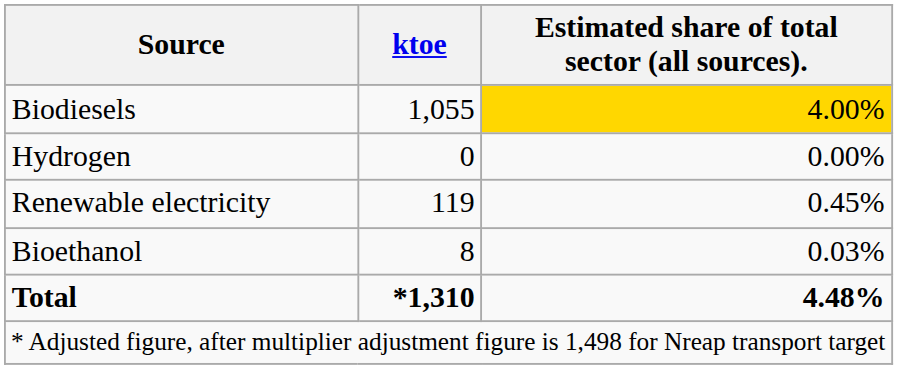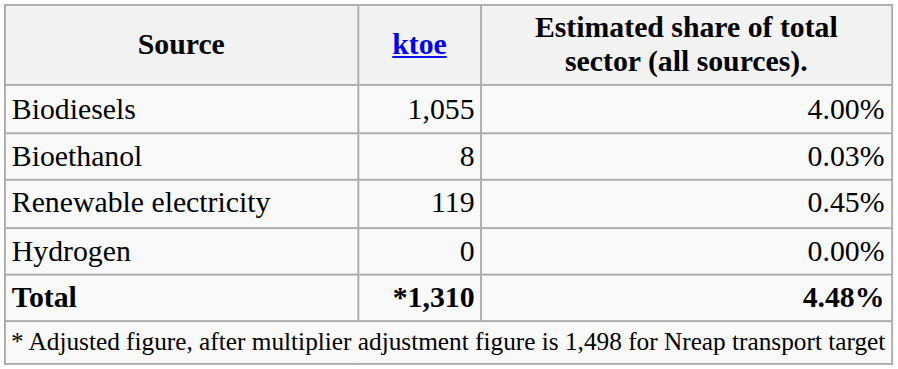(846, 108) gold background -> (846, 108) no background
rows swapped: (77, 250) <-> (71, 155)
